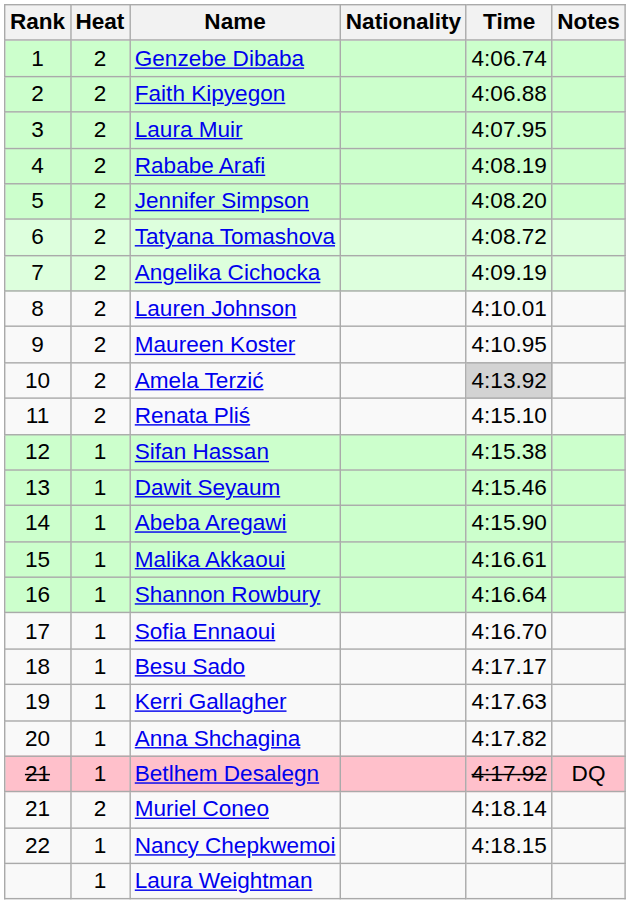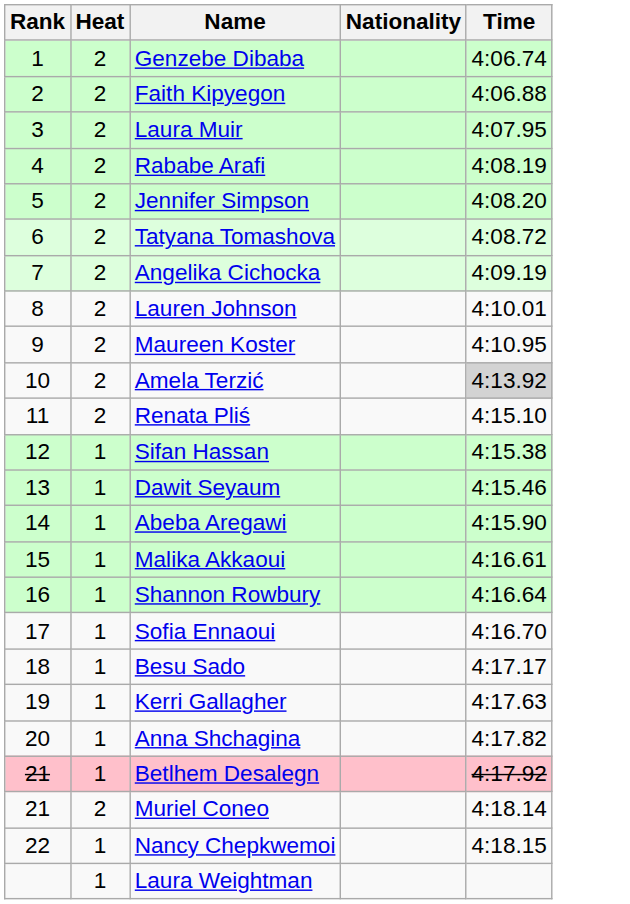- column: (589, 22)
